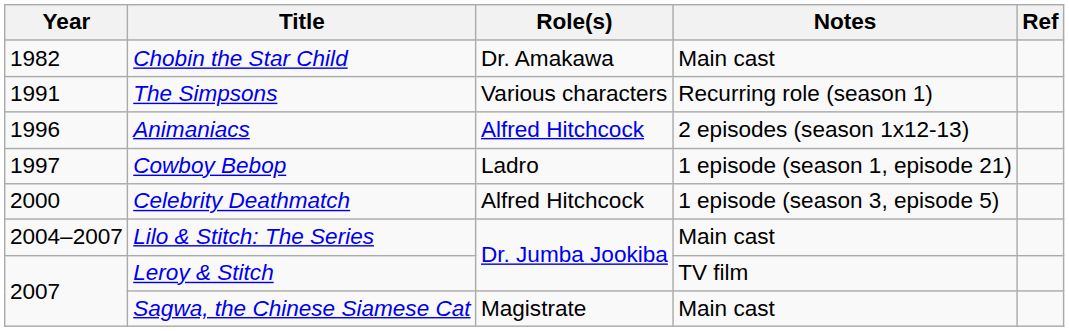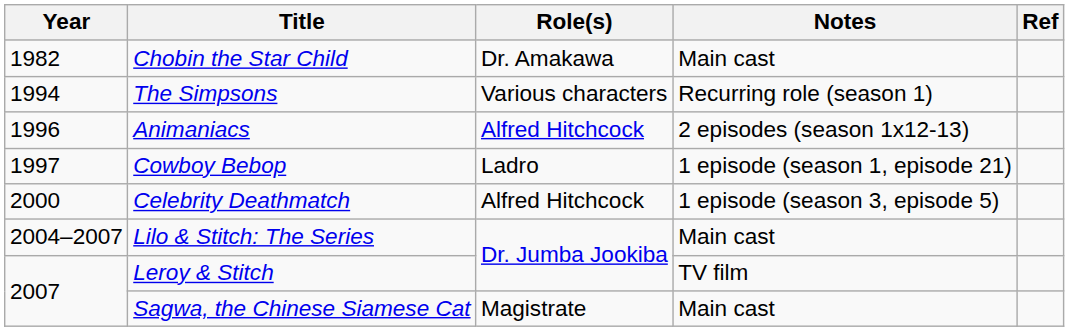(35, 93) 1991 -> (35, 93) 1994
